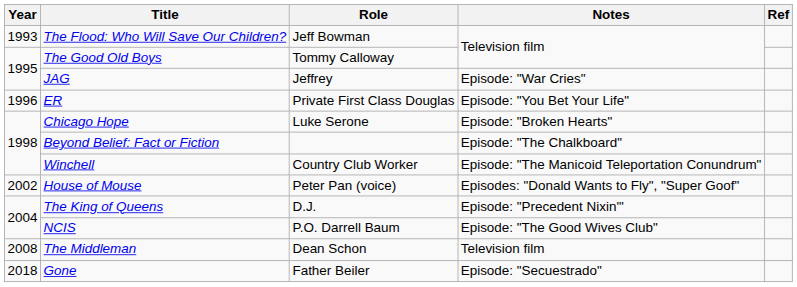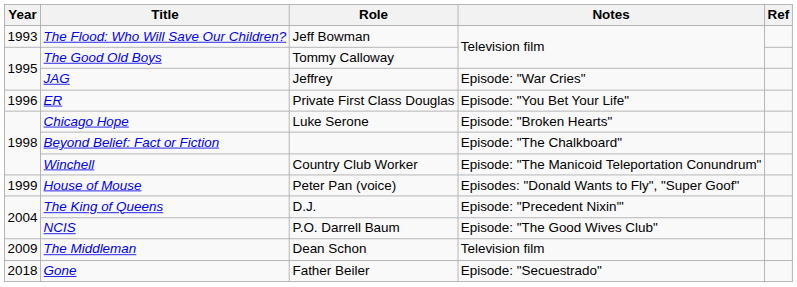(22, 185) 2002 -> (22, 185) 1999
(22, 249) 2008 -> (22, 249) 2009
